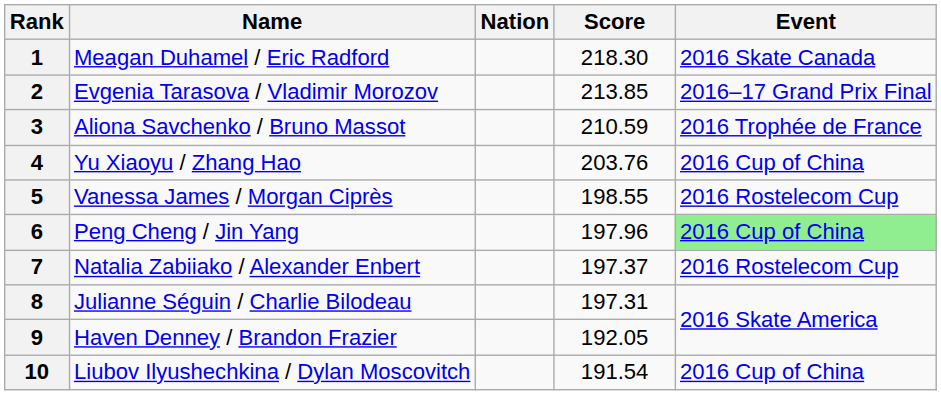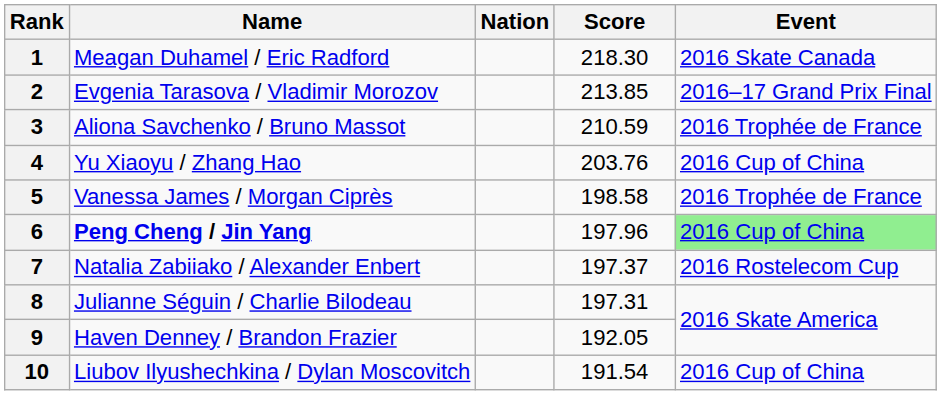(615, 197) 198.55 -> (615, 197) 198.58
(789, 197) 2016 Rostelecom Cup -> (801, 197) 2016 Trophée de France
(186, 232) normal -> (193, 232) bold
